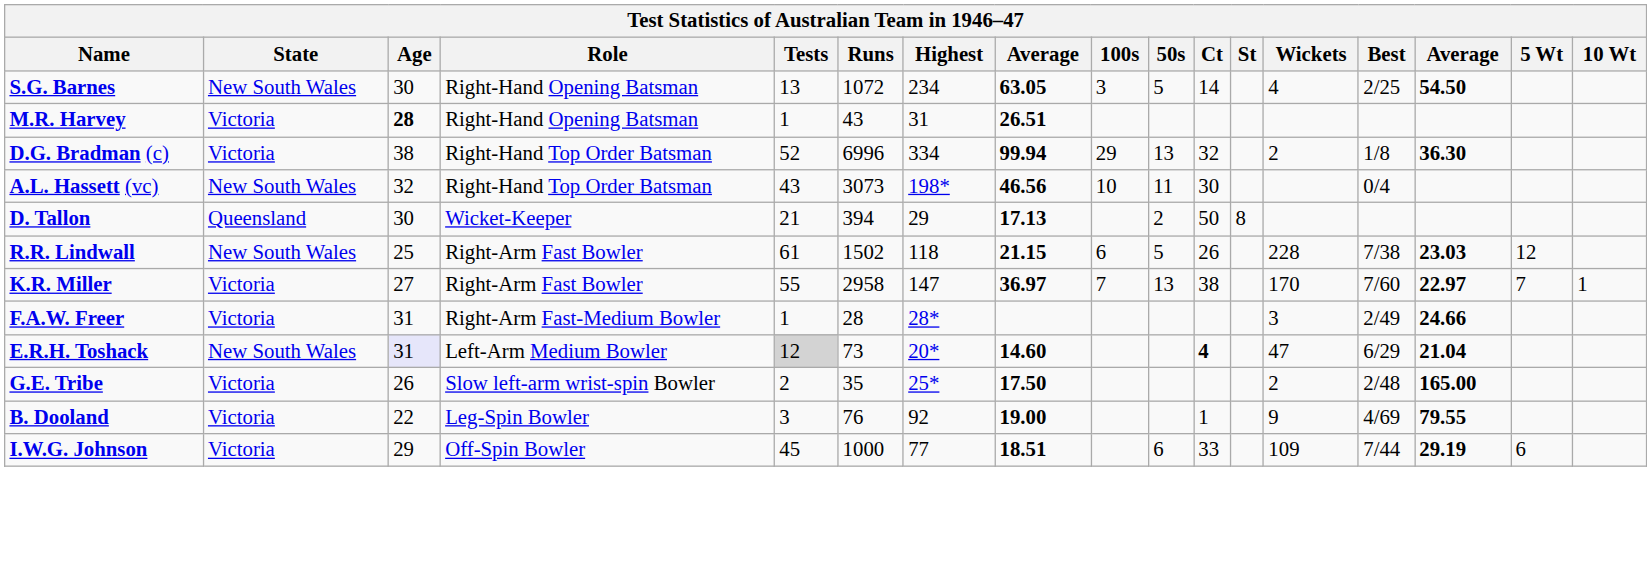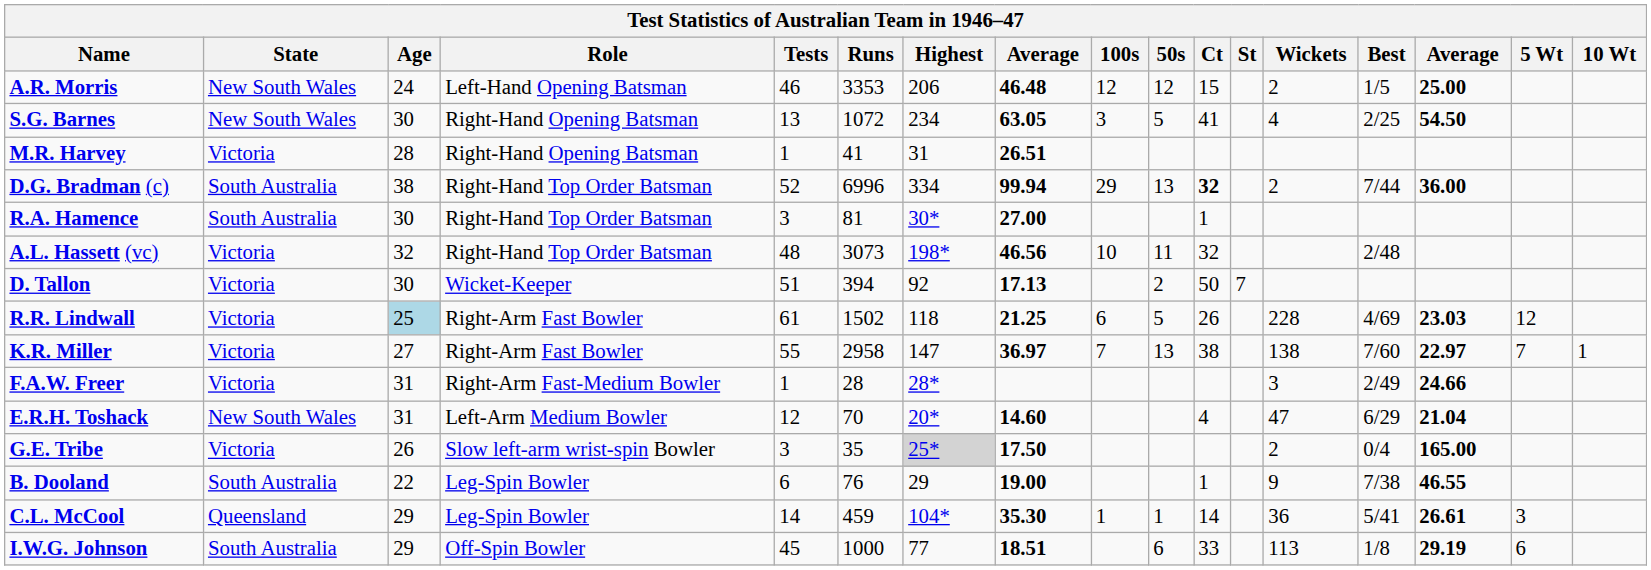+ row: (63, 86)
(1209, 86) 14 -> (1209, 119) 41
(404, 119) bold -> (404, 152) normal
(853, 119) 43 -> (853, 152) 41
(241, 152) Victoria -> (272, 185) South Australia
(1209, 152) normal -> (1209, 185) bold
(1377, 152) 1/8 -> (1382, 185) 7/44
(1443, 152) 36.30 -> (1443, 185) 36.00
+ row: (74, 218)
(282, 185) New South Wales -> (241, 251) Victoria
(790, 185) 43 -> (790, 251) 48
(1209, 185) 30 -> (1209, 251) 32
(1377, 185) 0/4 -> (1382, 251) 2/48
(257, 218) Queensland -> (241, 284) Victoria
(790, 218) 21 -> (790, 284) 51
(919, 218) 29 -> (919, 284) 92
(1241, 218) 8 -> (1241, 284) 7
(282, 251) New South Wales -> (241, 317) Victoria
(404, 251) no background -> (404, 317) lightblue background
(1023, 251) 21.15 -> (1023, 317) 21.25
(1382, 251) 7/38 -> (1382, 317) 4/69
(1284, 284) 170 -> (1284, 350) 138
(404, 350) lavender background -> (404, 416) no background
(790, 350) lightgrey background -> (790, 416) no background
(853, 350) 73 -> (853, 416) 70
(1204, 350) bold -> (1204, 416) normal
(785, 383) 2 -> (785, 449) 3
(924, 383) no background -> (924, 449) lightgrey background
(1382, 383) 2/48 -> (1377, 449) 0/4
(241, 416) Victoria -> (272, 482) South Australia
(785, 416) 3 -> (785, 482) 6
(919, 416) 92 -> (919, 482) 29
(1382, 416) 4/69 -> (1382, 482) 7/38
(1443, 416) 79.55 -> (1443, 482) 46.55
+ row: (67, 515)
(241, 449) Victoria -> (272, 548) South Australia
(1284, 449) 109 -> (1284, 548) 113
(1382, 449) 7/44 -> (1377, 548) 1/8
